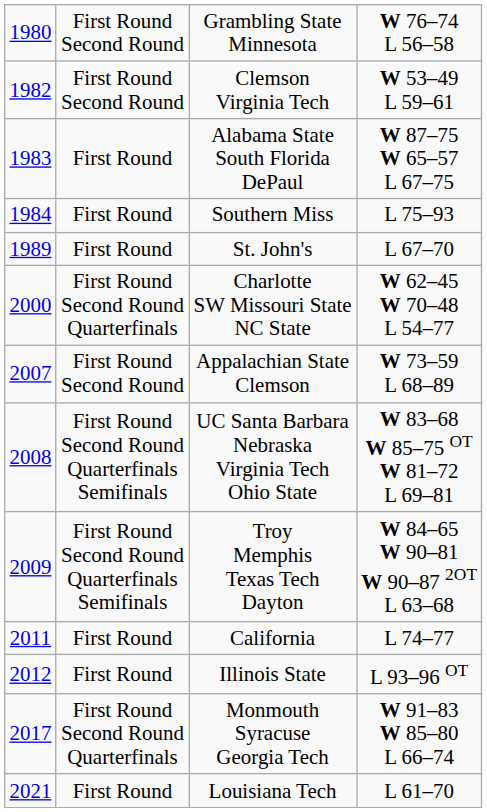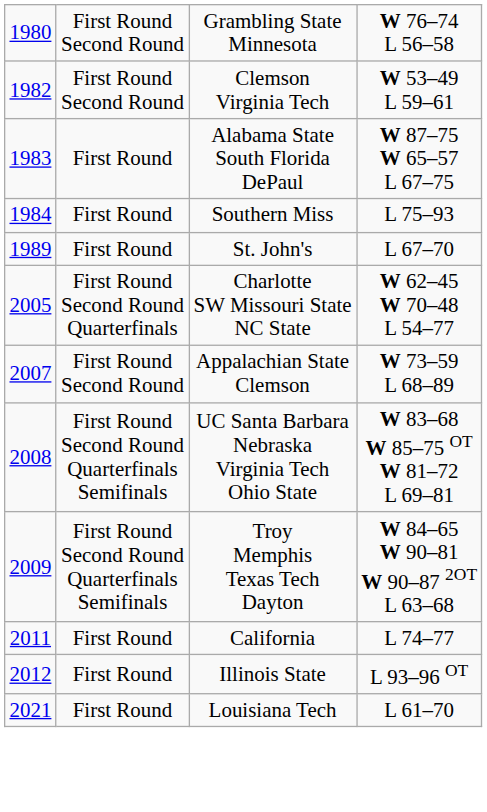(30, 305) 2000 -> (30, 305) 2005
- row: (273, 733)
